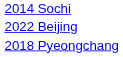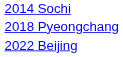rows swapped: (62, 45) <-> (41, 27)
